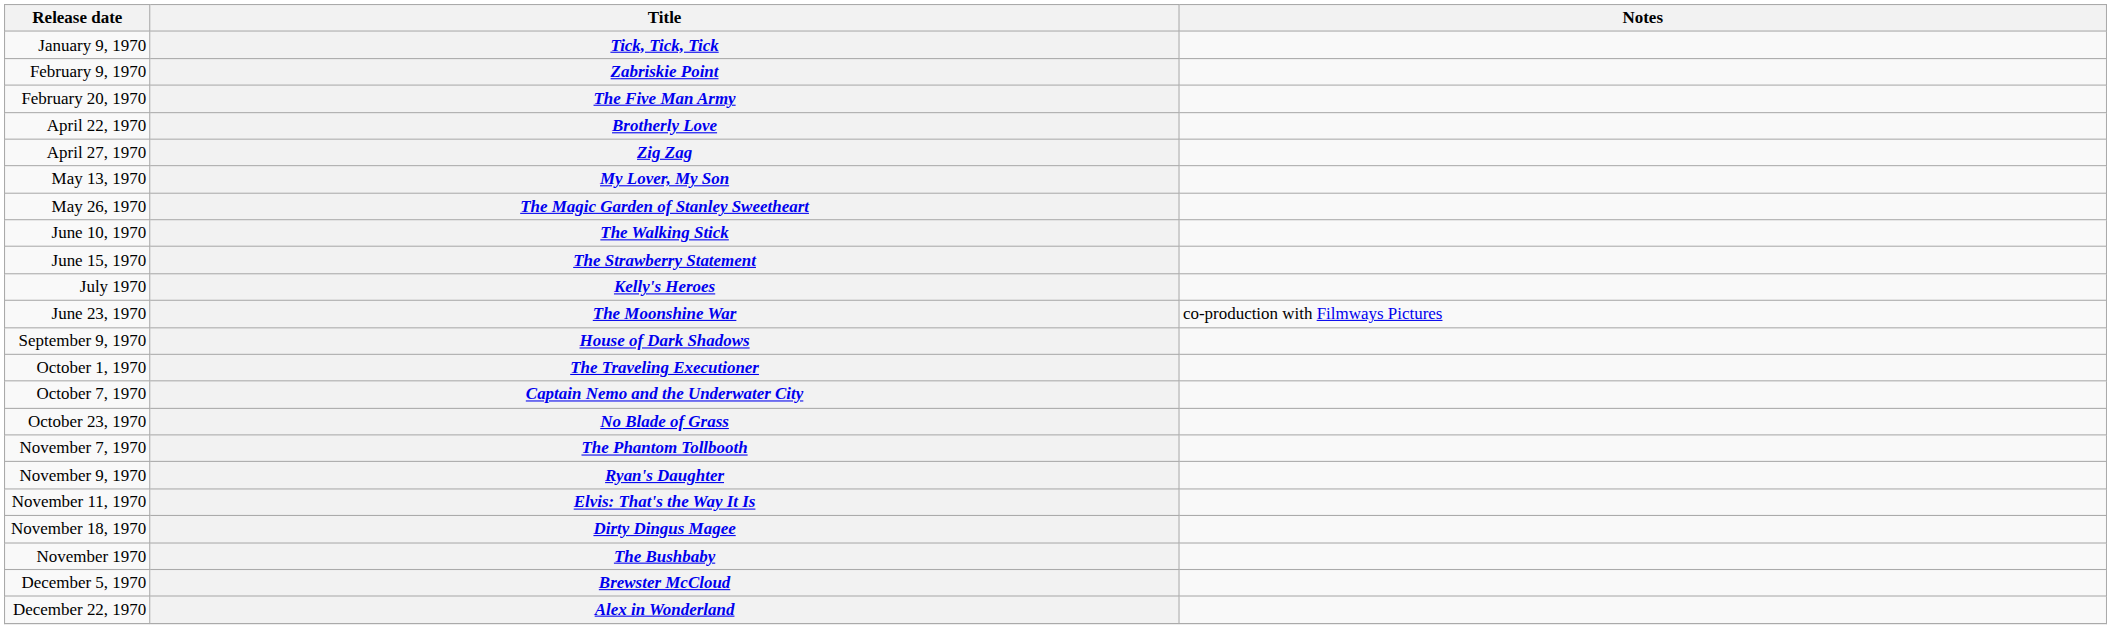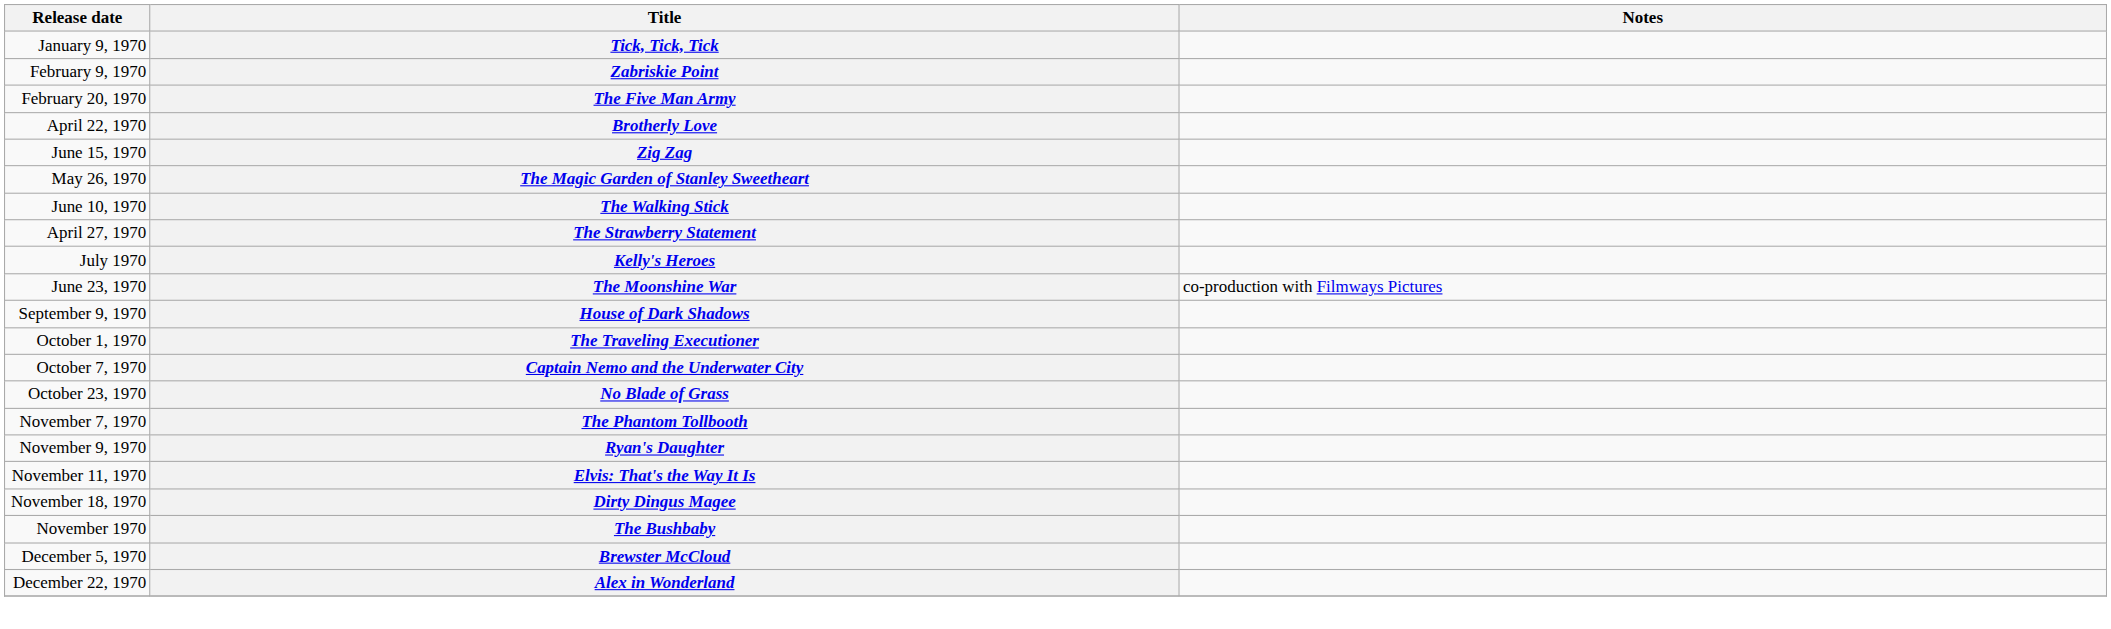(97, 152) April 27, 1970 -> (99, 152) June 15, 1970
- row: (665, 179)
(99, 260) June 15, 1970 -> (97, 233) April 27, 1970
